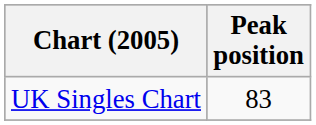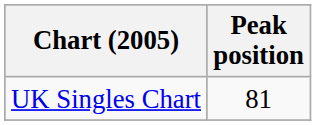(259, 98) 83 -> (259, 98) 81
